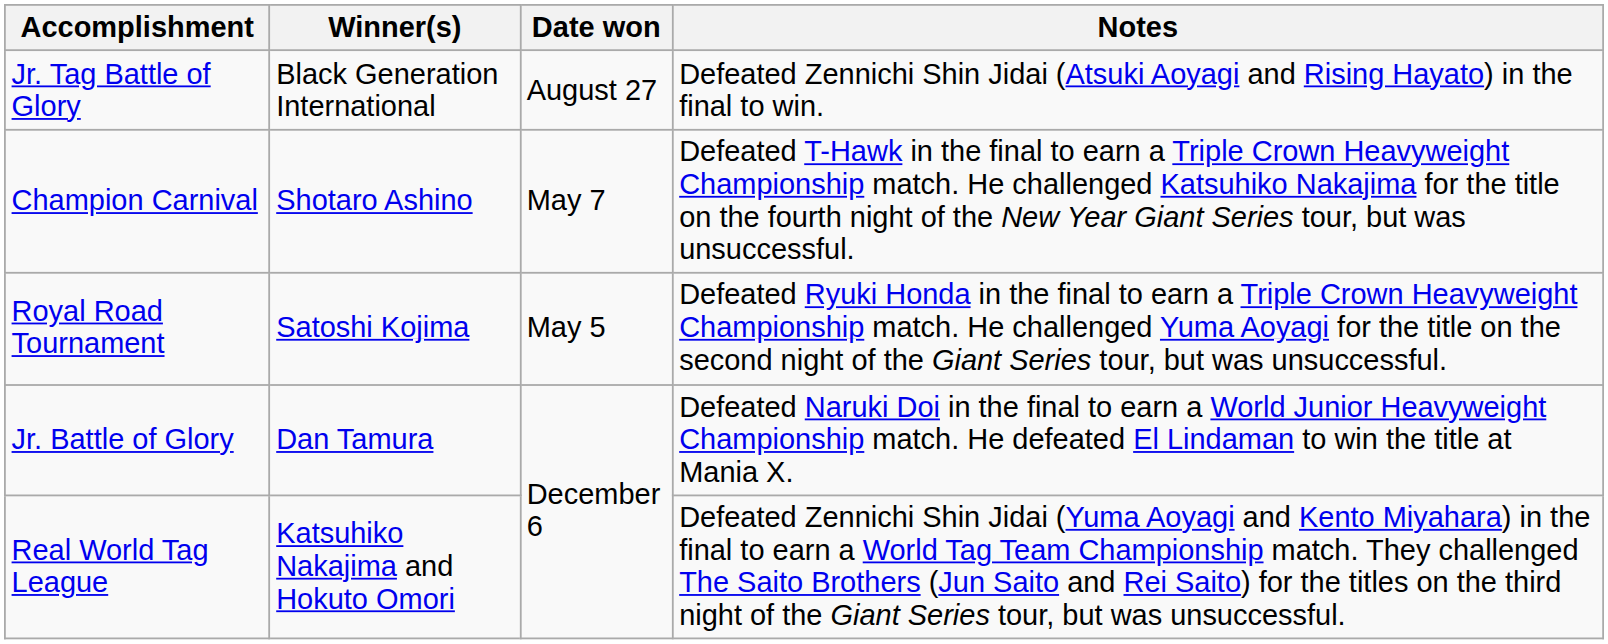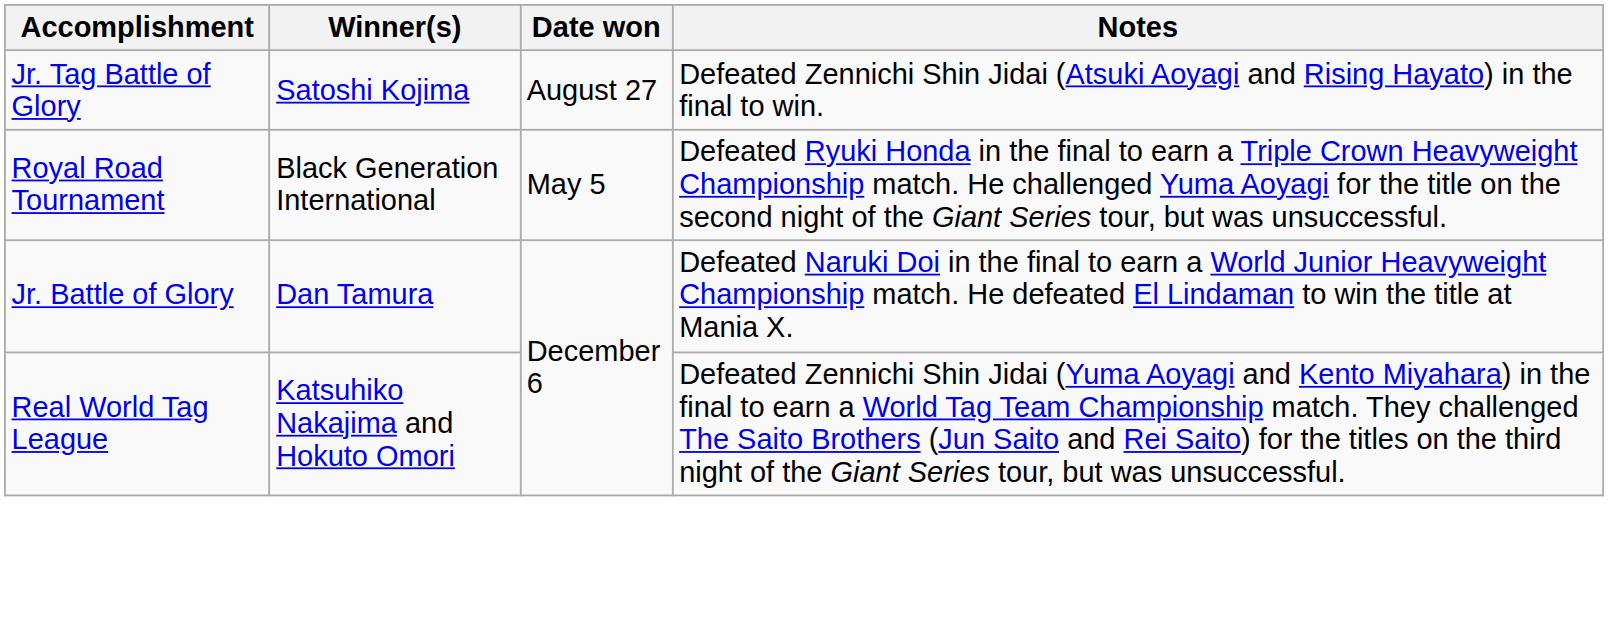(387, 89) Black Generation International -> (373, 89) Satoshi Kojima
- row: (135, 200)
(373, 328) Satoshi Kojima -> (387, 184) Black Generation International
